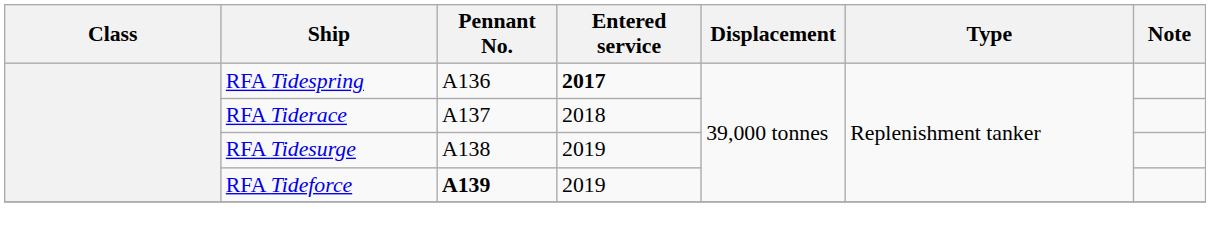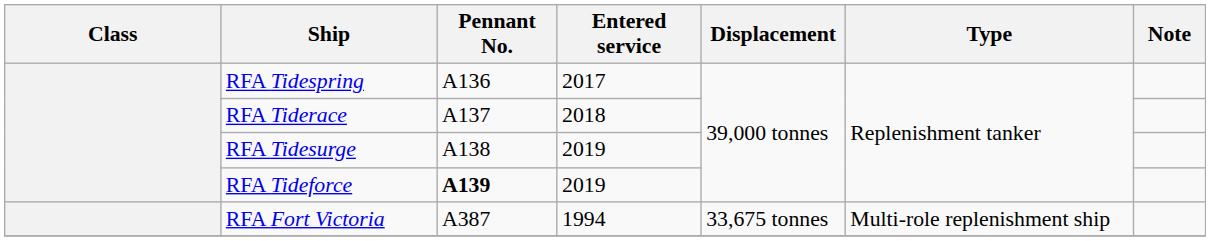(584, 80) bold -> (584, 80) normal
+ row: (305, 218)
